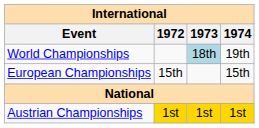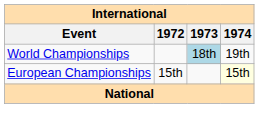(238, 73) no background -> (238, 73) lightyellow background
- row: (75, 113)
